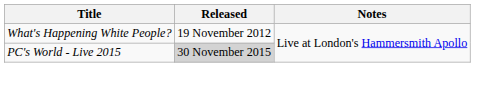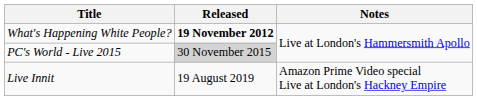(224, 33) normal -> (225, 33) bold
+ row: (31, 78)
